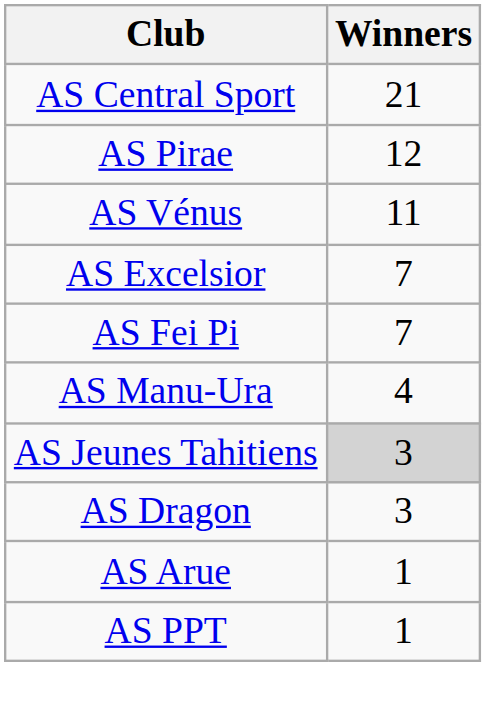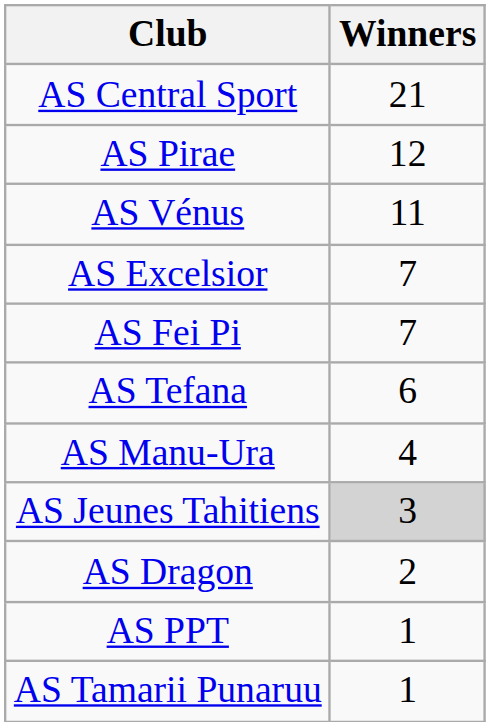+ row: (168, 392)
(403, 511) 3 -> (408, 570) 2
- row: (166, 570)
+ row: (168, 690)
